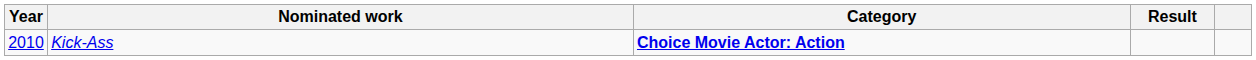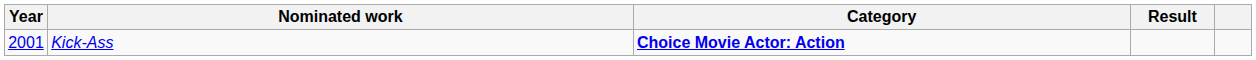(26, 42) 2010 -> (26, 42) 2001
